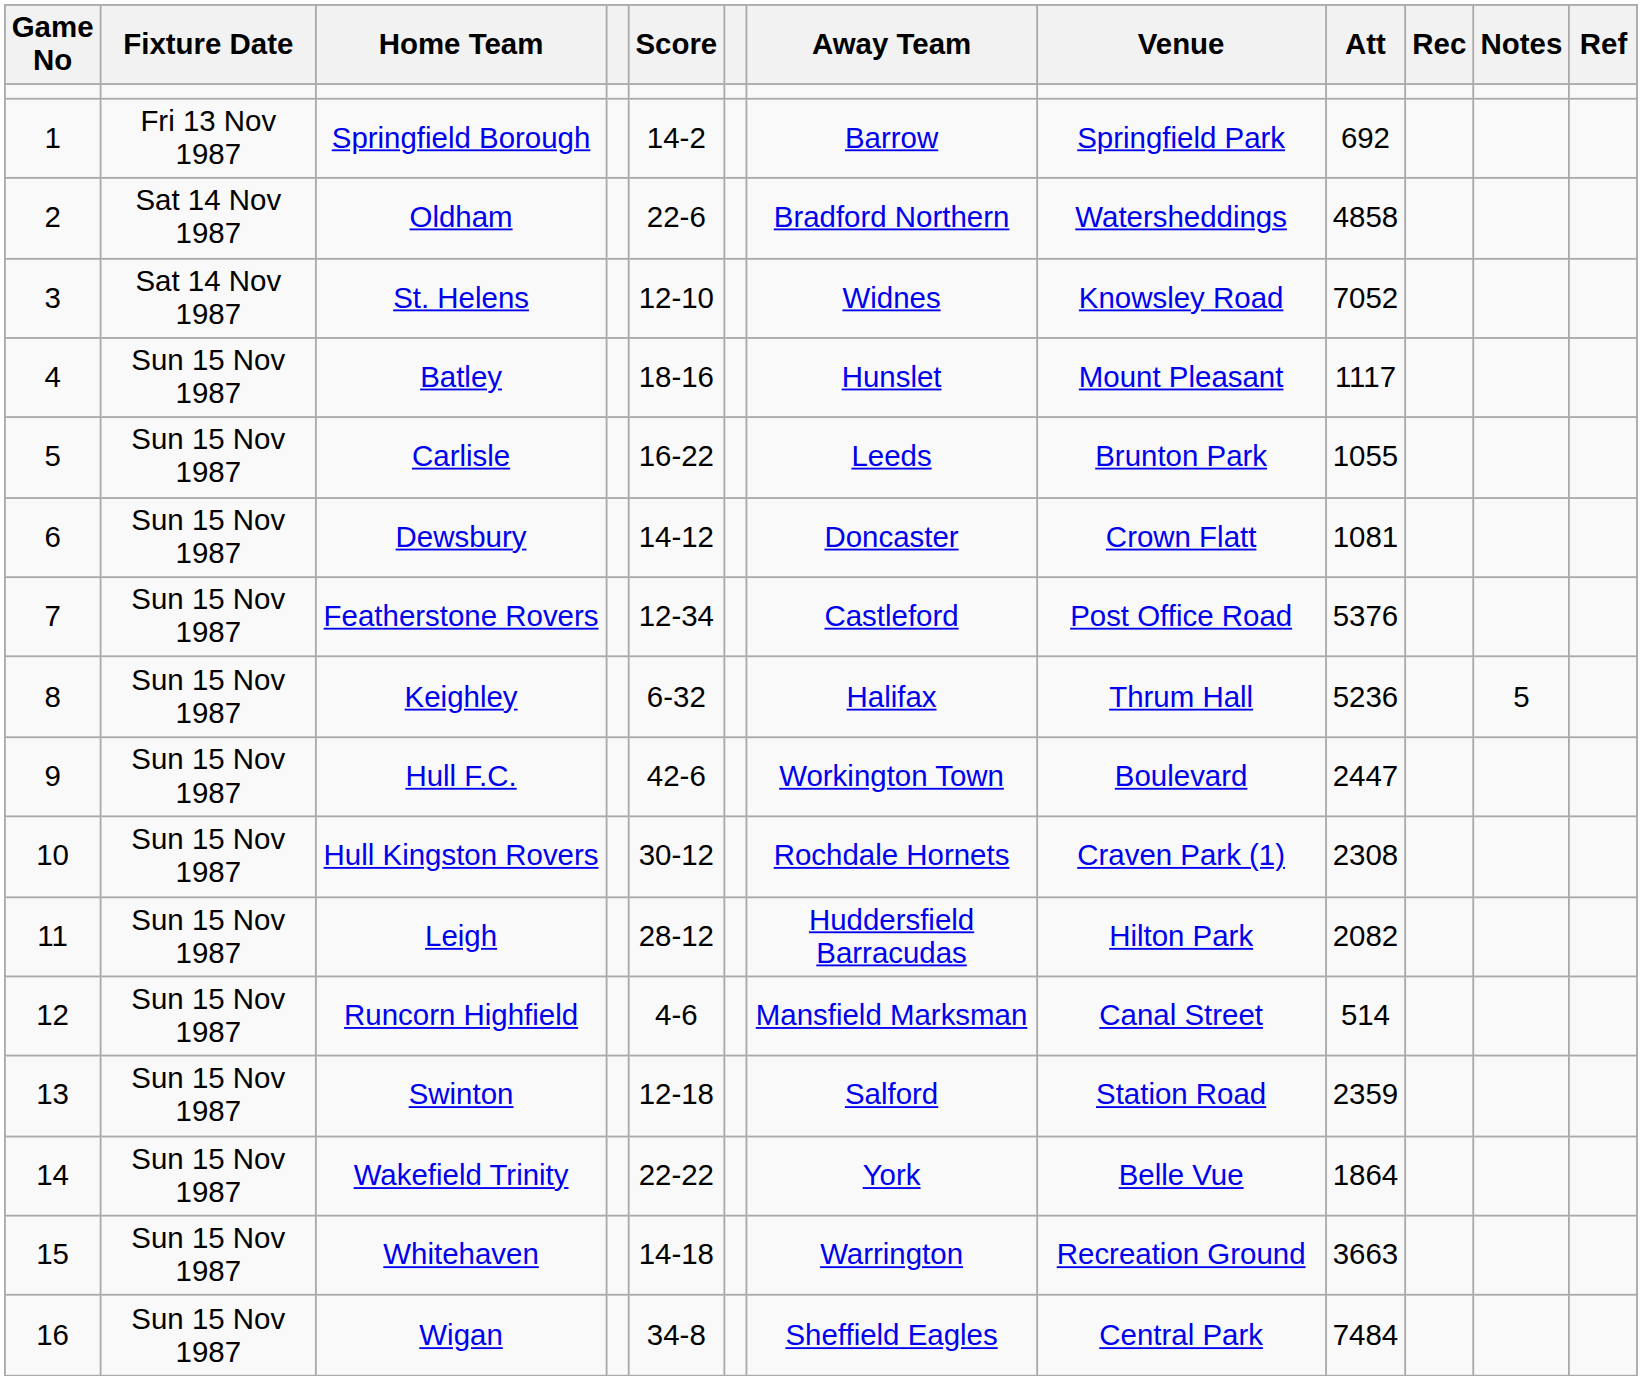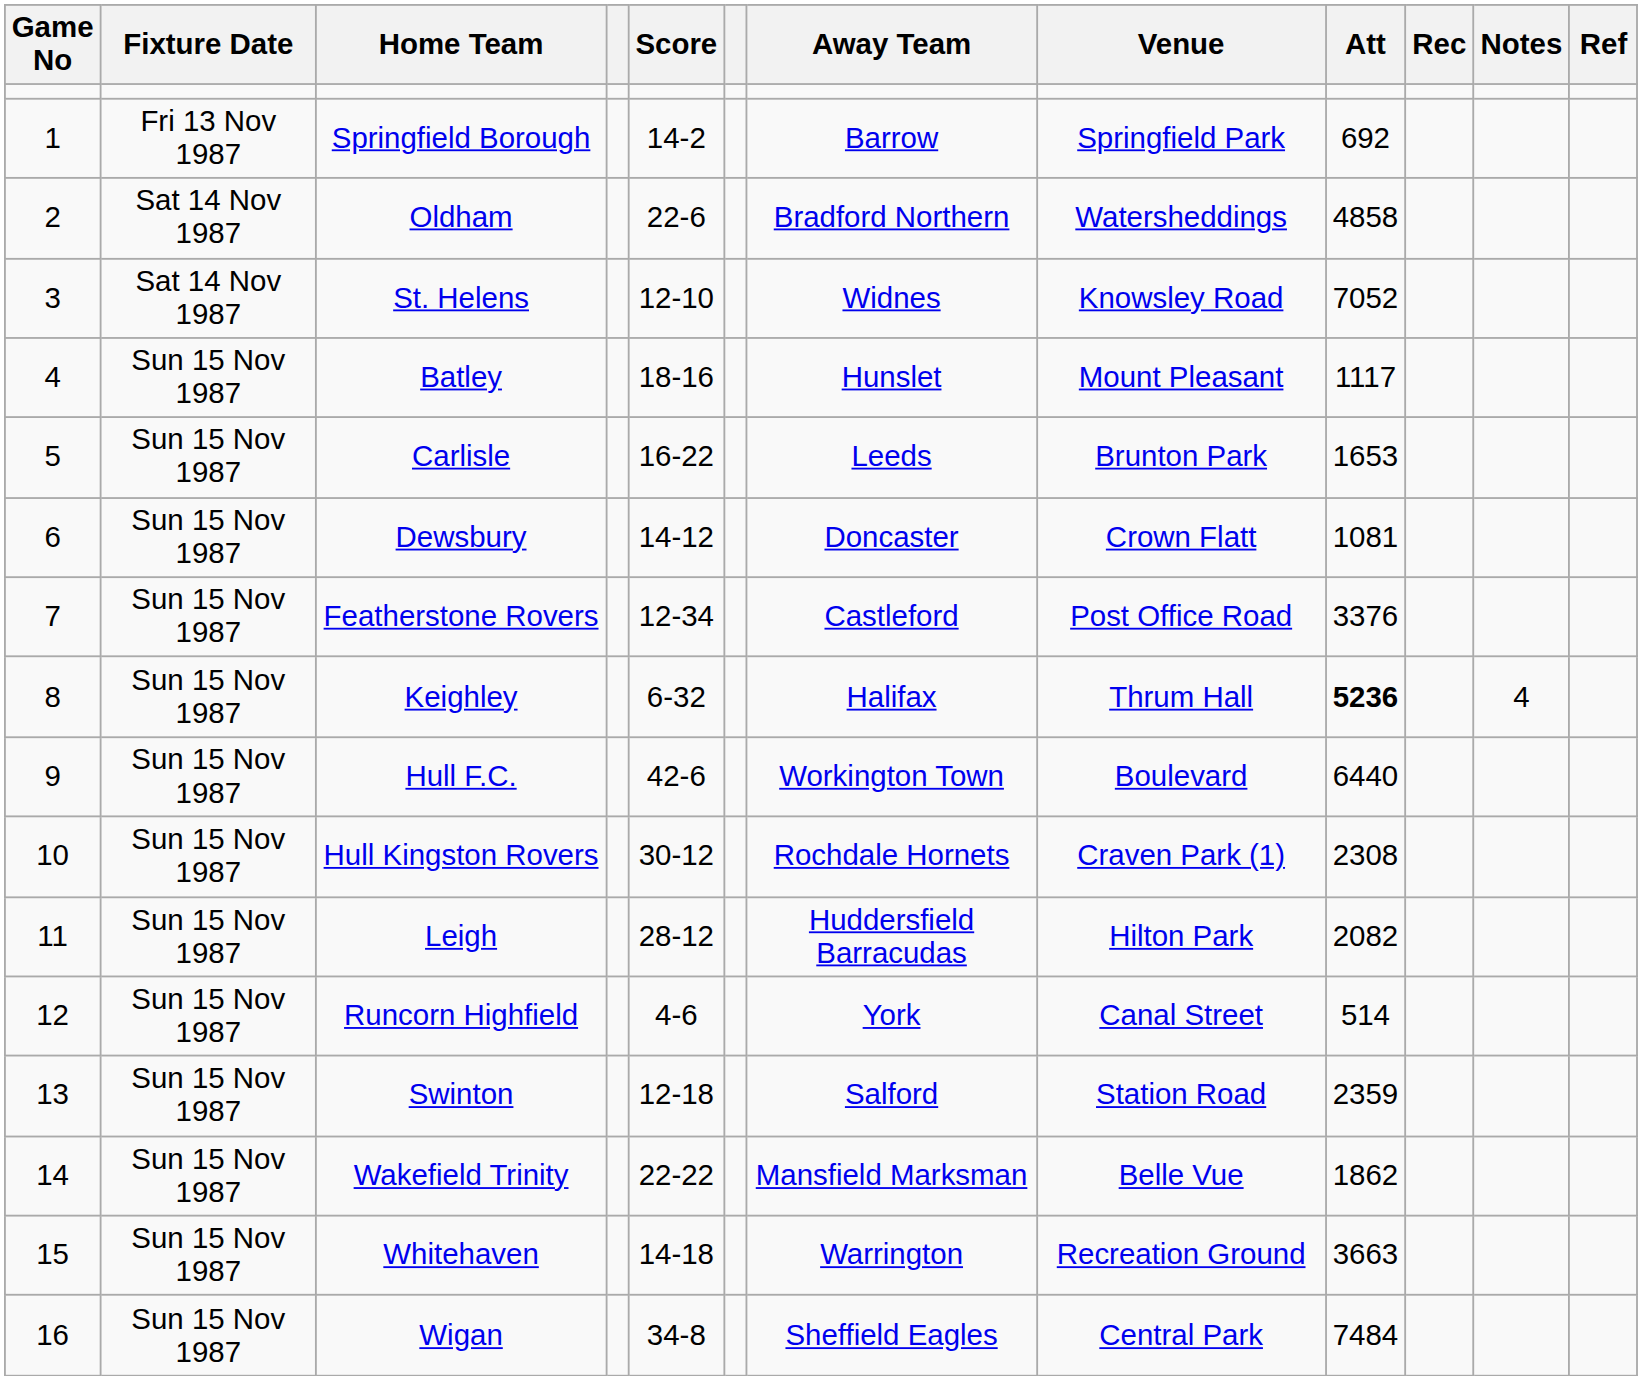(1365, 457) 1055 -> (1365, 457) 1653
(1365, 616) 5376 -> (1365, 616) 3376
(1365, 696) normal -> (1365, 696) bold
(1521, 696) 5 -> (1521, 696) 4
(1365, 776) 2447 -> (1365, 776) 6440
(892, 1015) Mansfield Marksman -> (892, 1015) York
(892, 1175) York -> (892, 1175) Mansfield Marksman
(1365, 1175) 1864 -> (1365, 1175) 1862
